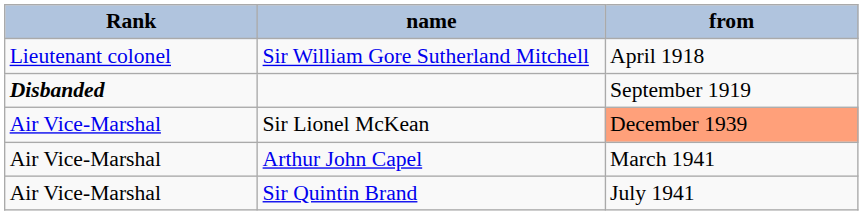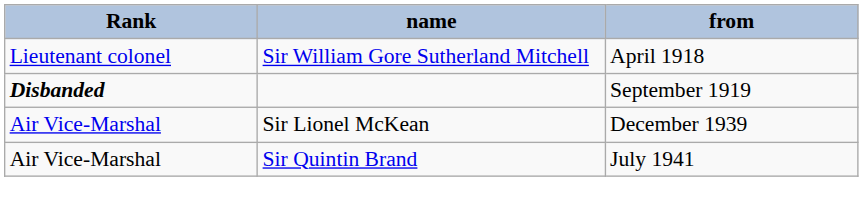(679, 124) lightsalmon background -> (679, 124) no background
- row: (342, 158)
